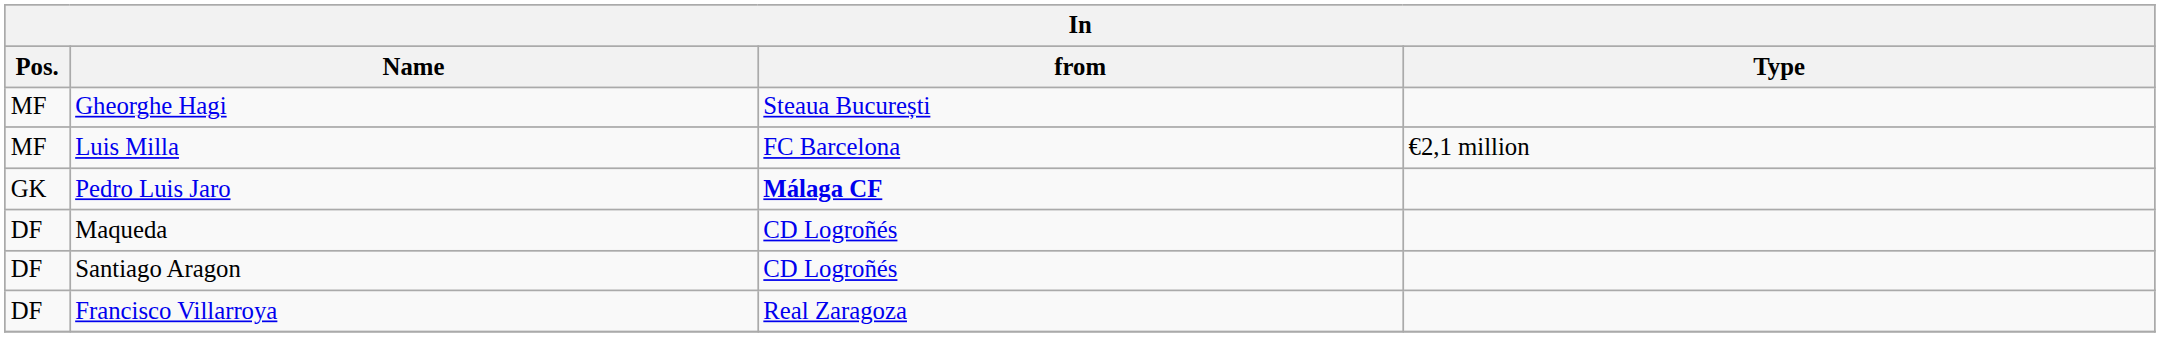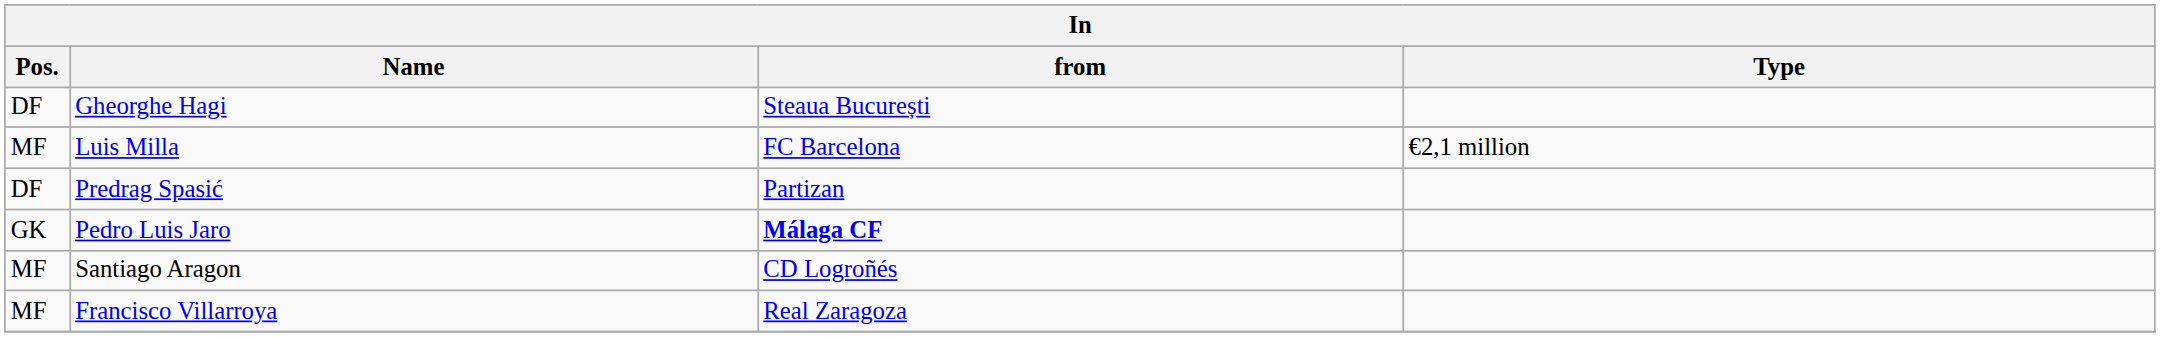(29, 107) MF -> (26, 107) DF
+ row: (149, 188)
- row: (121, 229)
(26, 270) DF -> (29, 270) MF
(26, 311) DF -> (29, 311) MF
